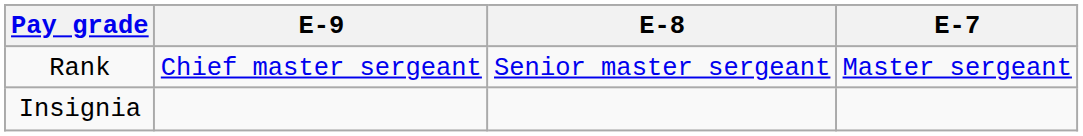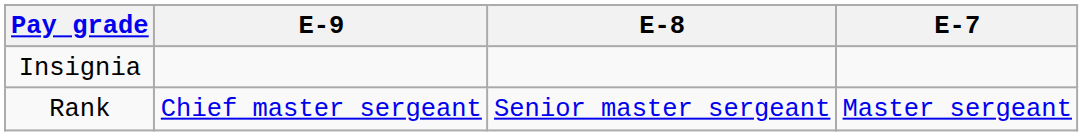rows swapped: (80, 109) <-> (80, 67)
